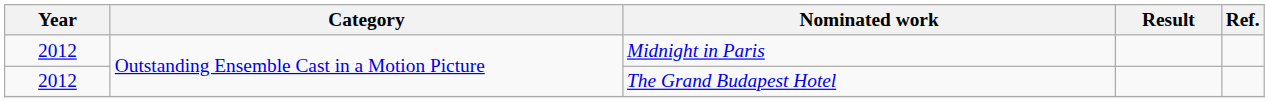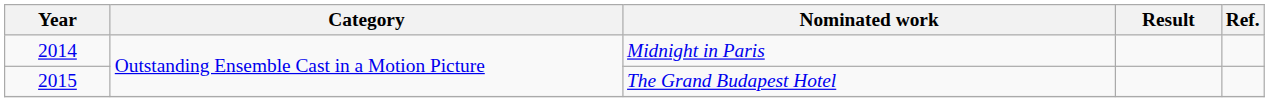(57, 50) 2012 -> (57, 50) 2014
(57, 81) 2012 -> (57, 81) 2015
